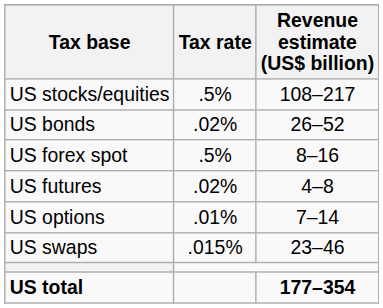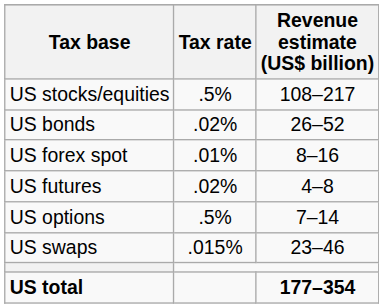(215, 155) .5% -> (215, 155) .01%
(215, 217) .01% -> (215, 217) .5%
